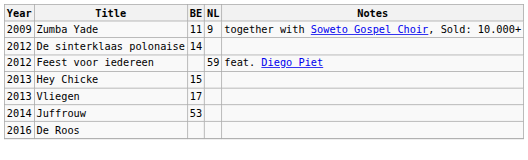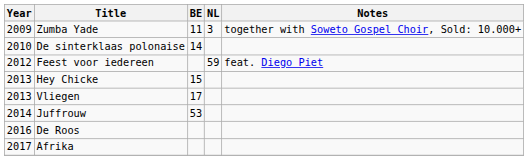(210, 30) 9 -> (210, 30) 3
(19, 46) 2012 -> (19, 46) 2010
+ row: (55, 147)
